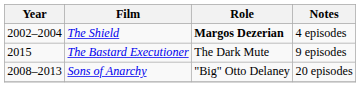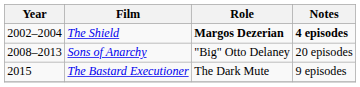(321, 33) normal -> (322, 33) bold
rows swapped: (107, 71) <-> (128, 52)
